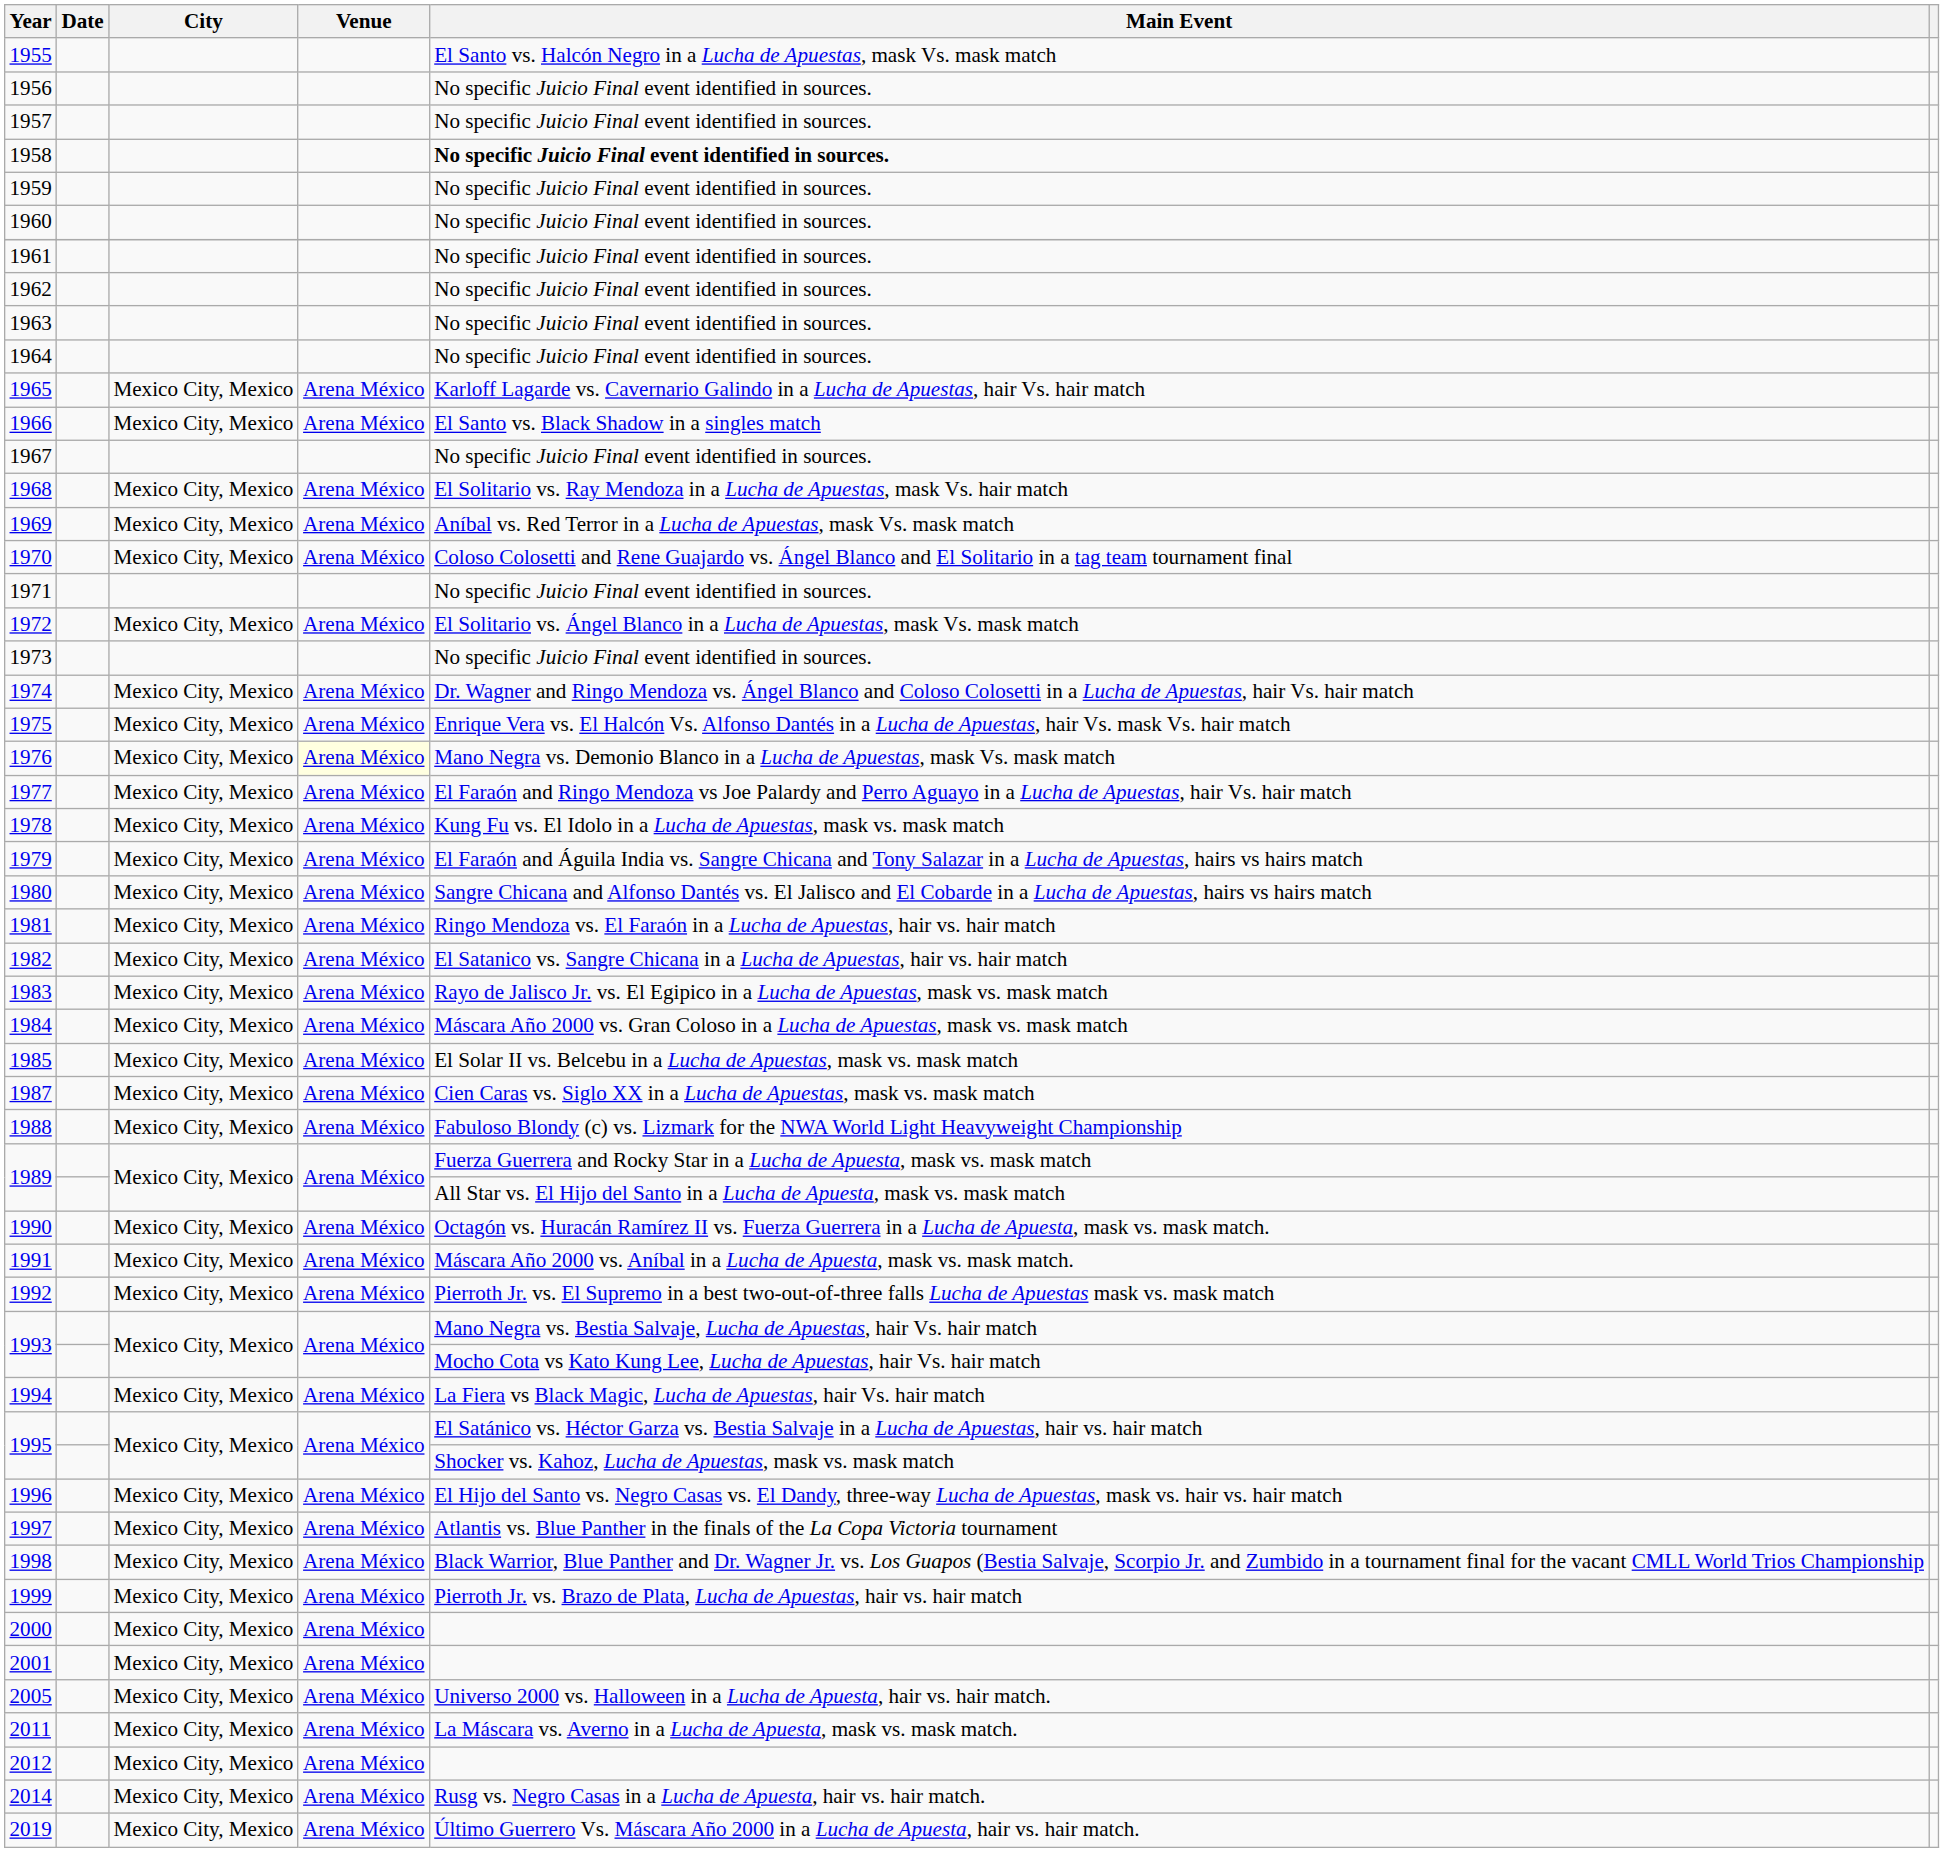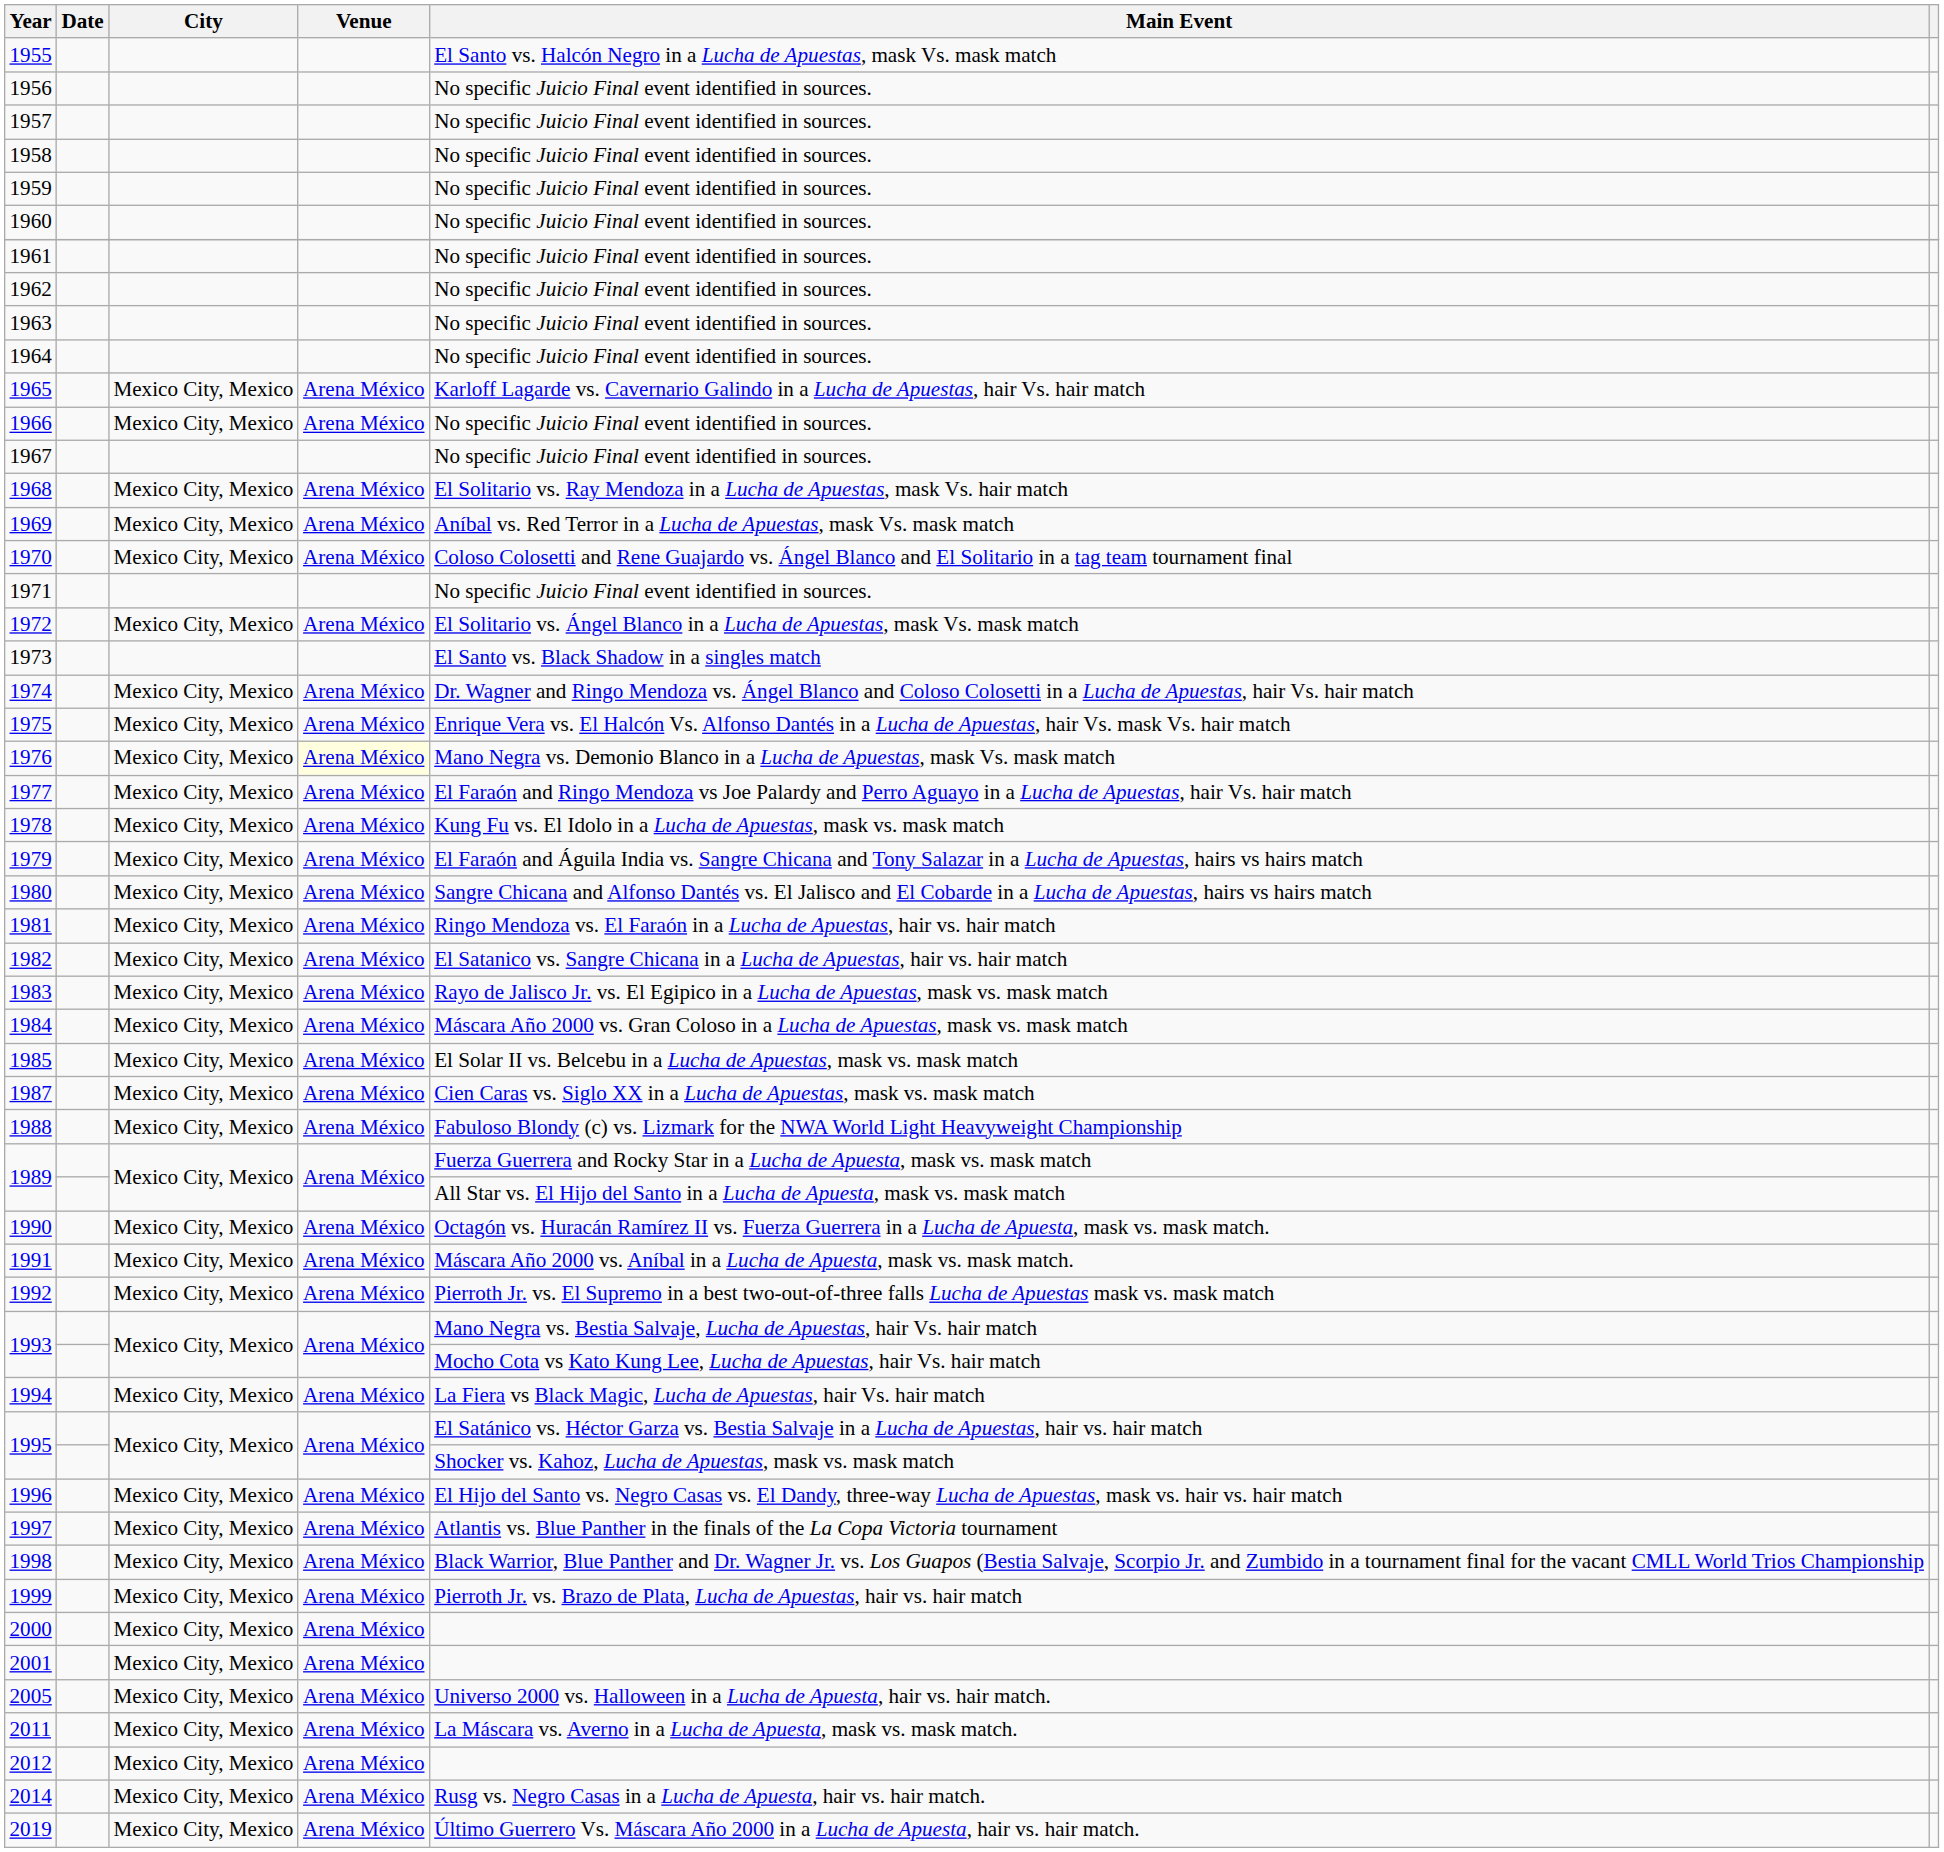(662, 155) bold -> (653, 155) normal
(628, 423) El Santo vs. Black Shadow in a singles match -> (653, 423) No specific Juicio Final event identified in sources.
(653, 657) No specific Juicio Final event identified in sources. -> (628, 657) El Santo vs. Black Shadow in a singles match
